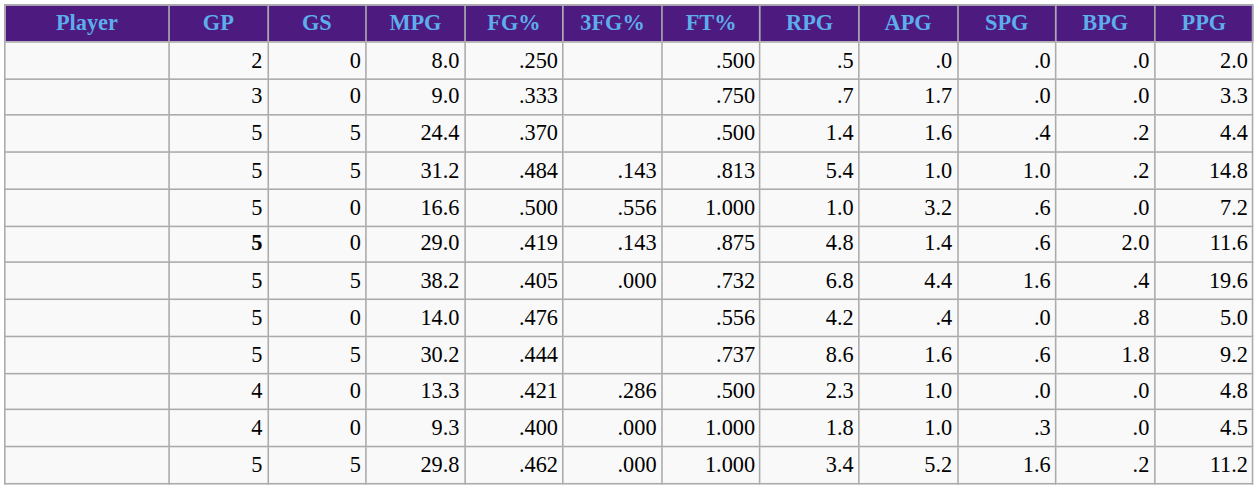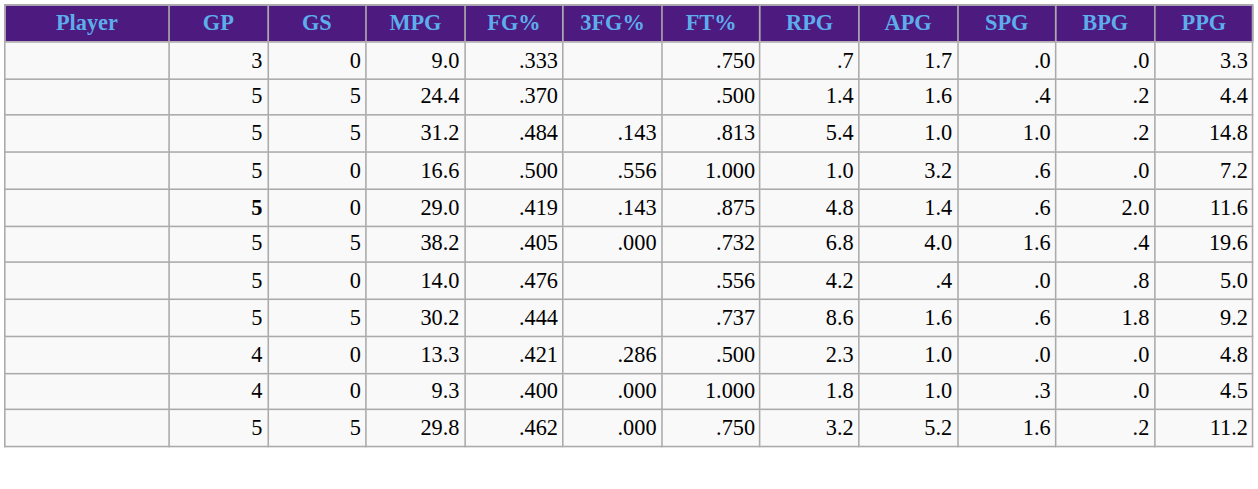- row: (446, 60)
(938, 280) 4.4 -> (938, 244) 4.0
(730, 465) 1.000 -> (736, 428) .750
(840, 465) 3.4 -> (840, 428) 3.2
